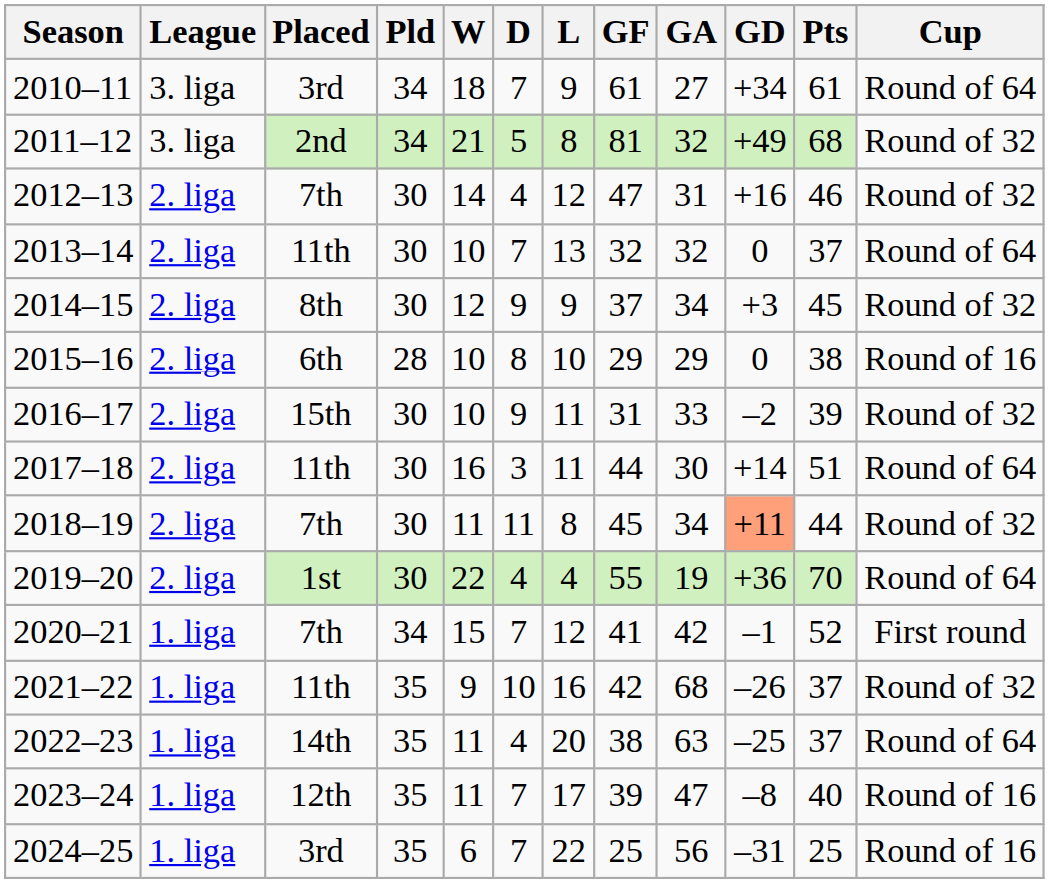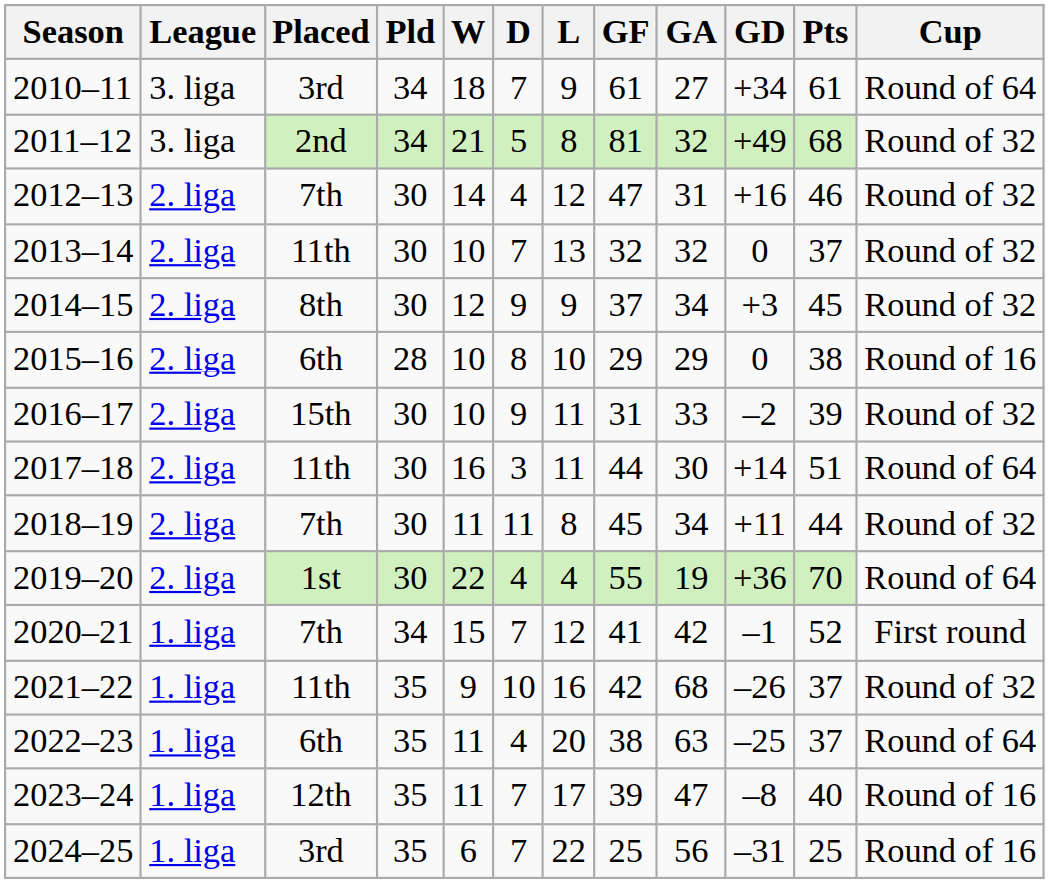(950, 250) Round of 64 -> (950, 250) Round of 32
(760, 522) lightsalmon background -> (760, 522) no background
(321, 741) 14th -> (321, 741) 6th
